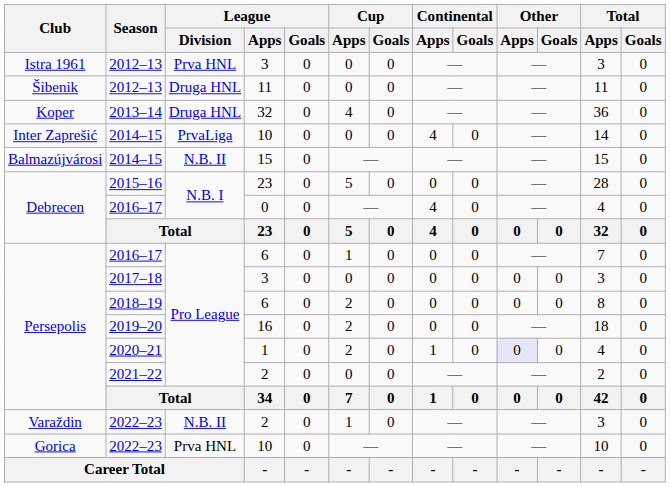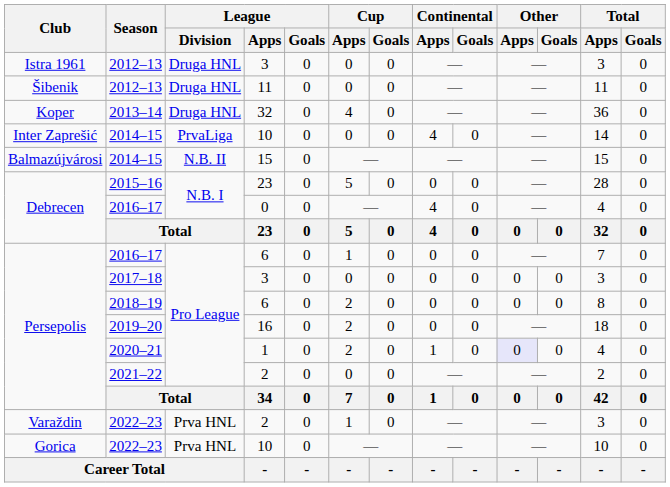(205, 64) Prva HNL -> (205, 64) Druga HNL
(205, 421) N.B. II -> (205, 421) Prva HNL
